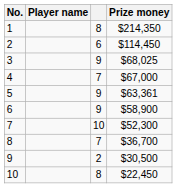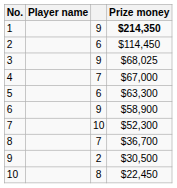(99, 28) 8 -> (99, 28) 9
(139, 28) normal -> (139, 28) bold
(99, 93) 9 -> (99, 93) 6
(139, 93) $63,361 -> (139, 93) $63,300
